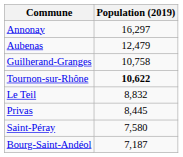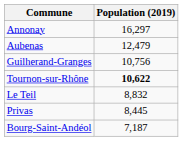(136, 62) 10,758 -> (136, 62) 10,756
- row: (31, 128)
